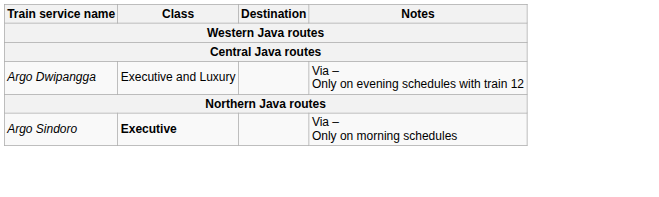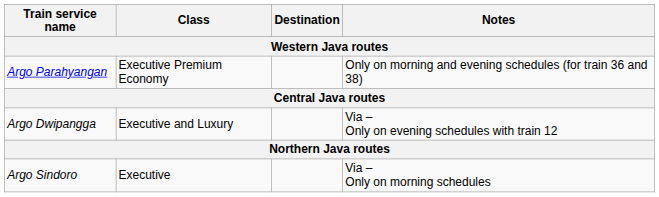+ row: (57, 72)
(149, 129) bold -> (145, 175) normal
